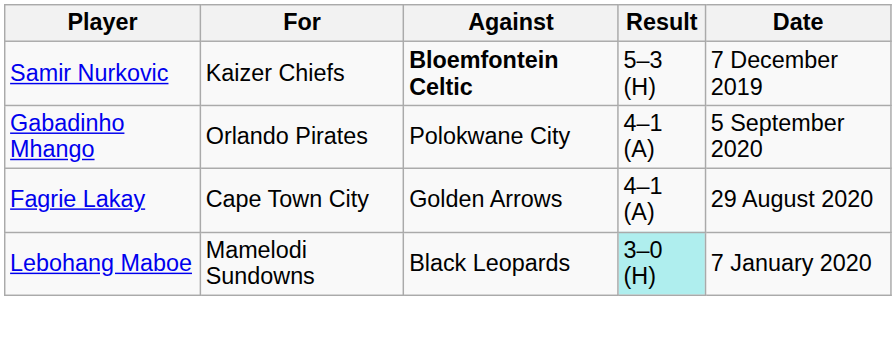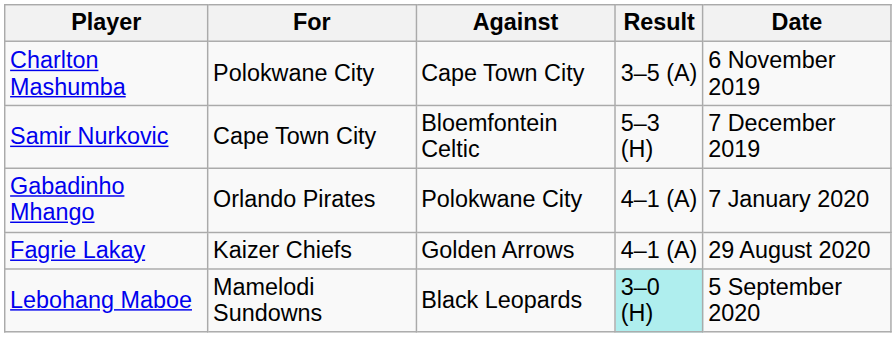+ row: (68, 73)
(275, 73) Kaizer Chiefs -> (295, 136) Cape Town City
(484, 73) bold -> (489, 136) normal
(778, 136) 5 September 2020 -> (789, 199) 7 January 2020
(287, 199) Cape Town City -> (283, 250) Kaizer Chiefs
(791, 263) 7 January 2020 -> (775, 300) 5 September 2020
